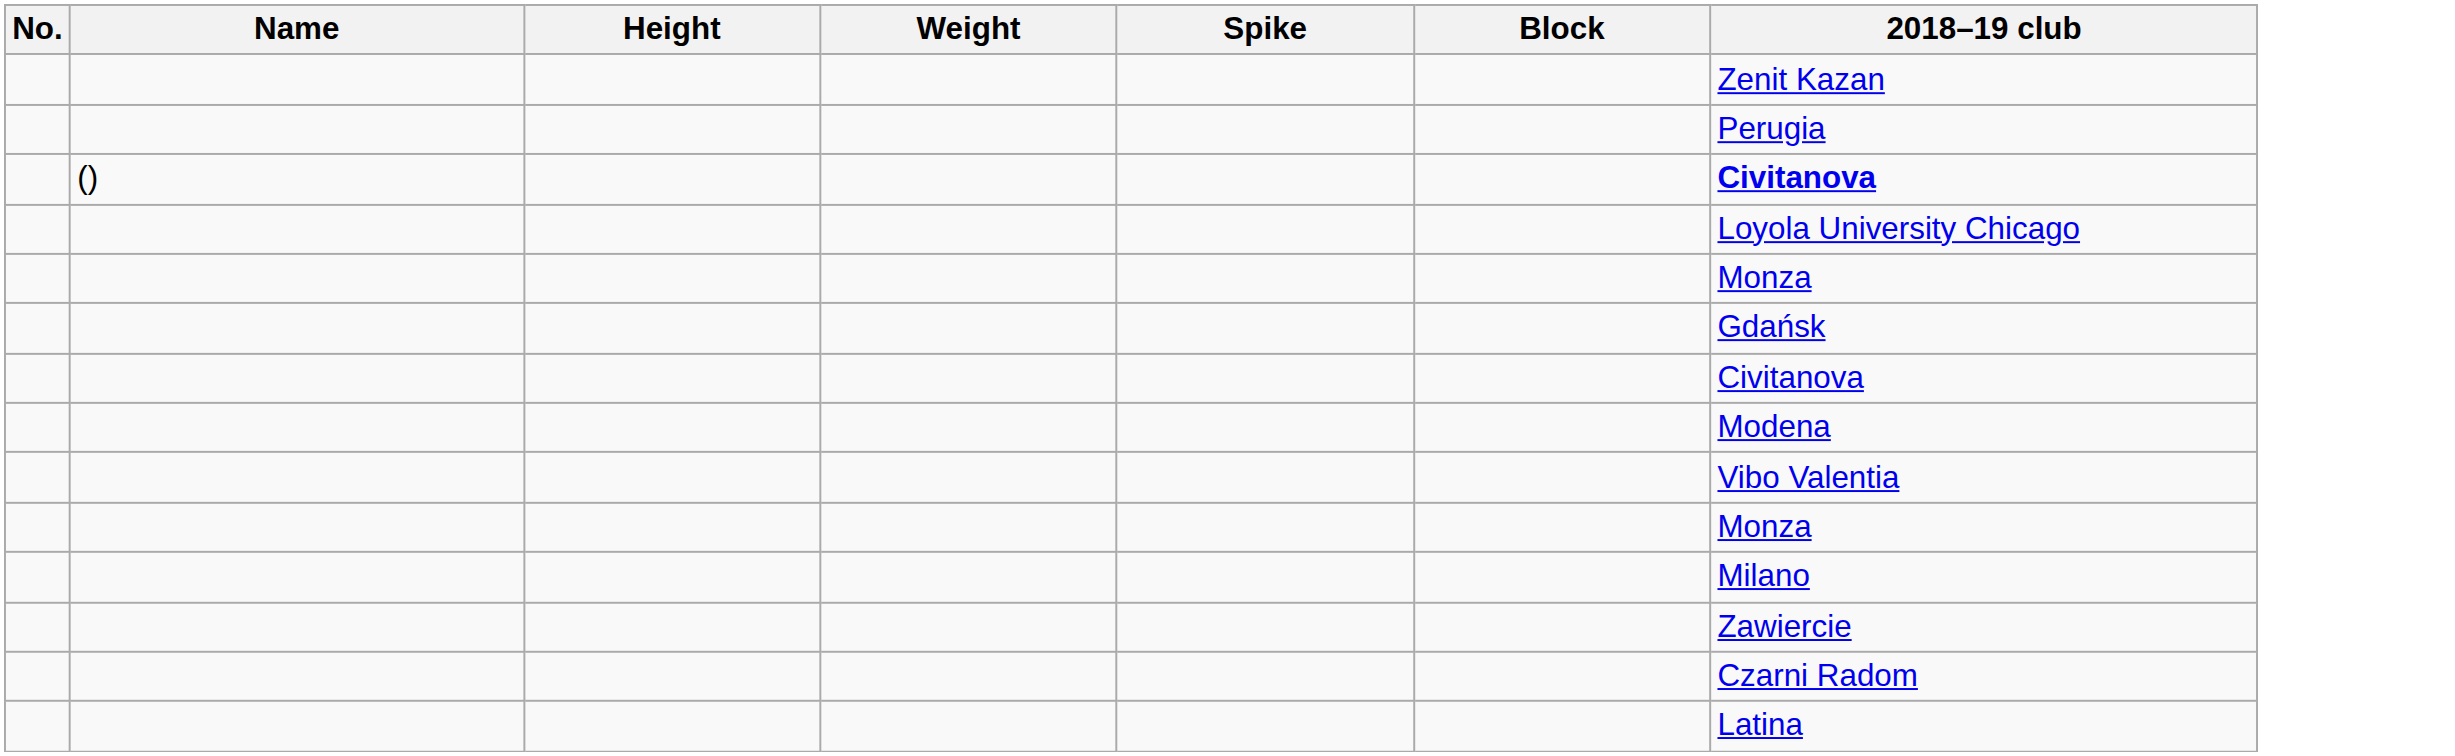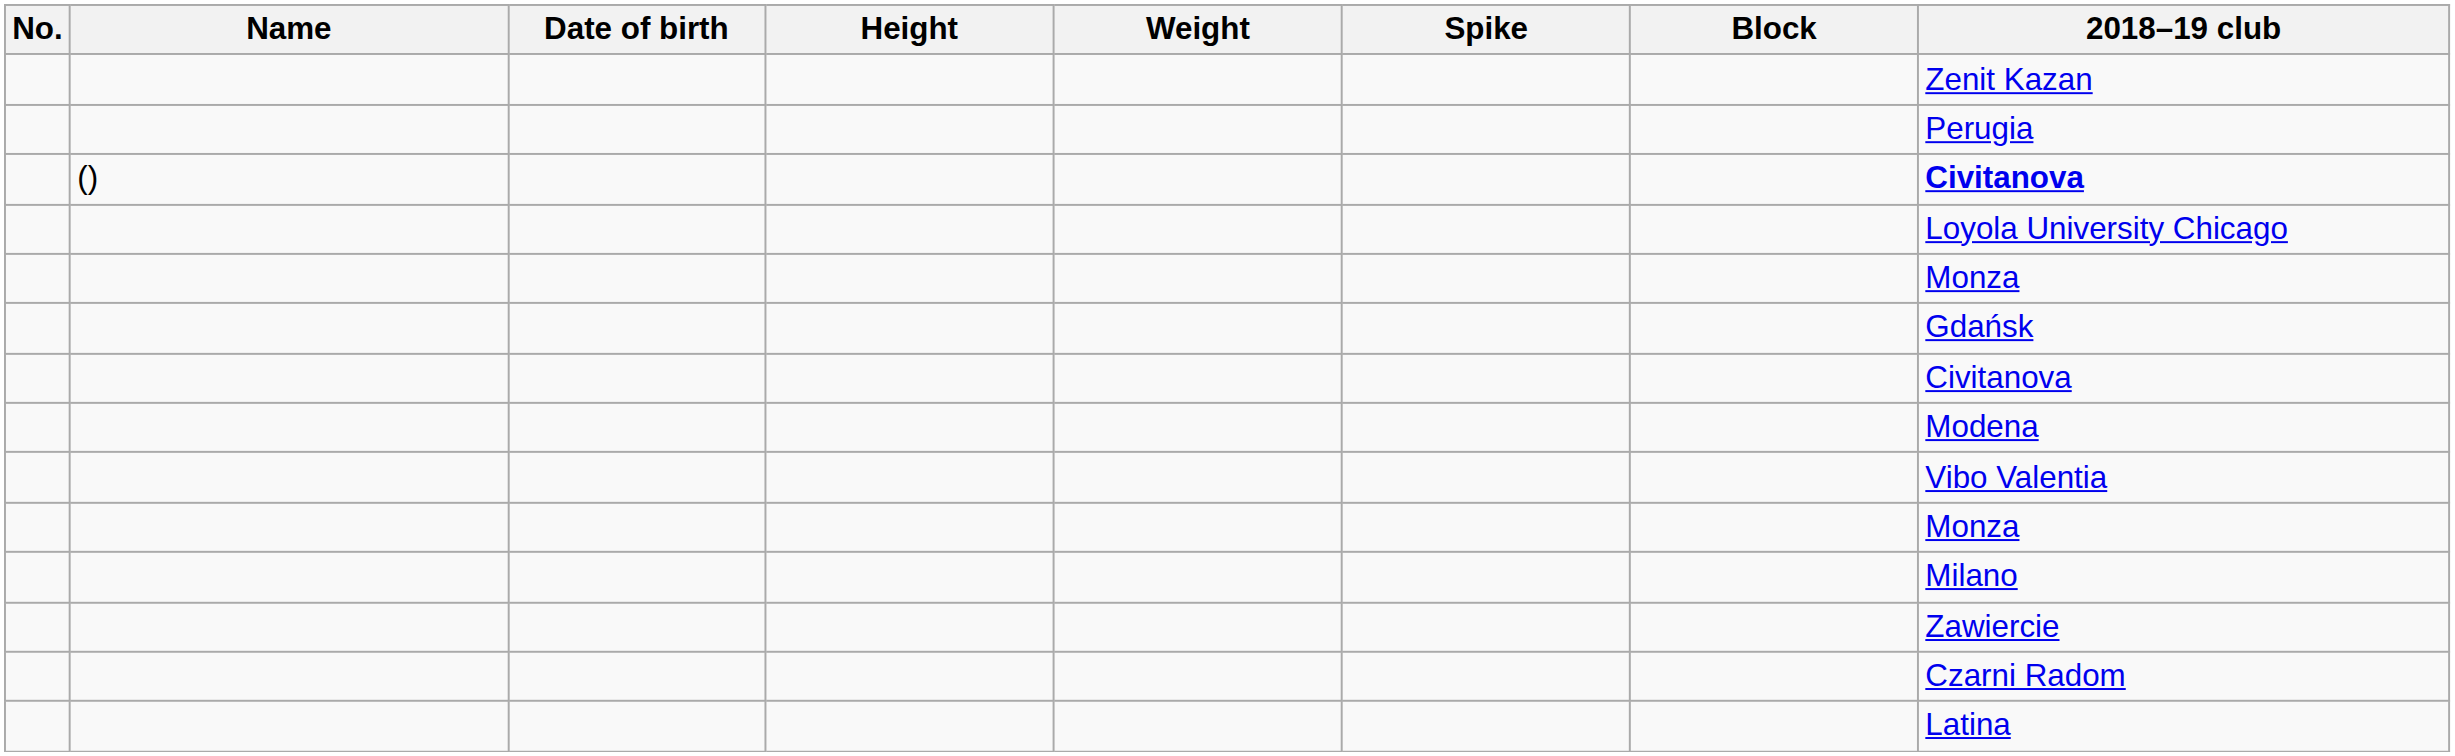+ column: (636, 29)
